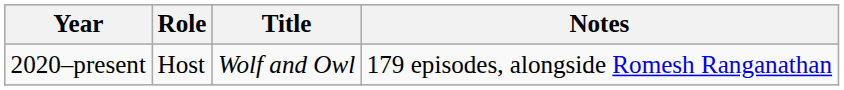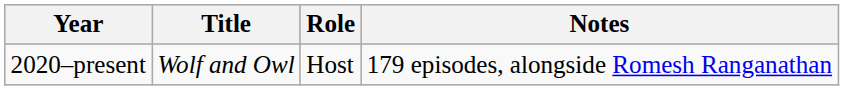columns swapped: (287, 24) <-> (182, 24)
